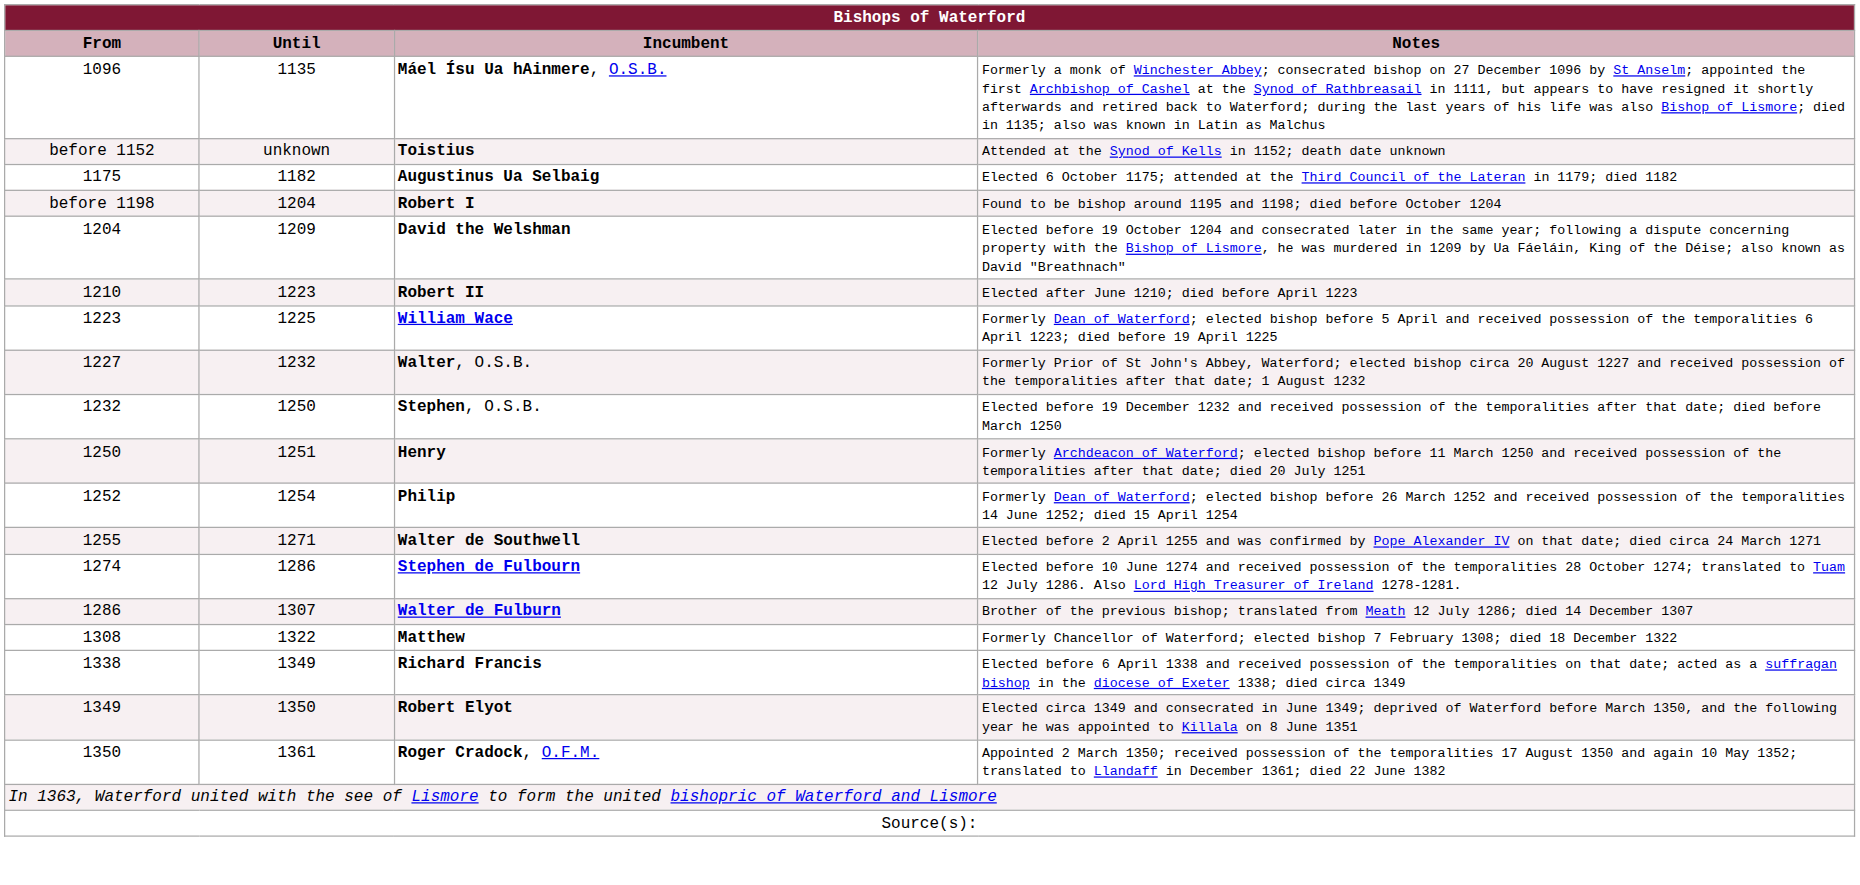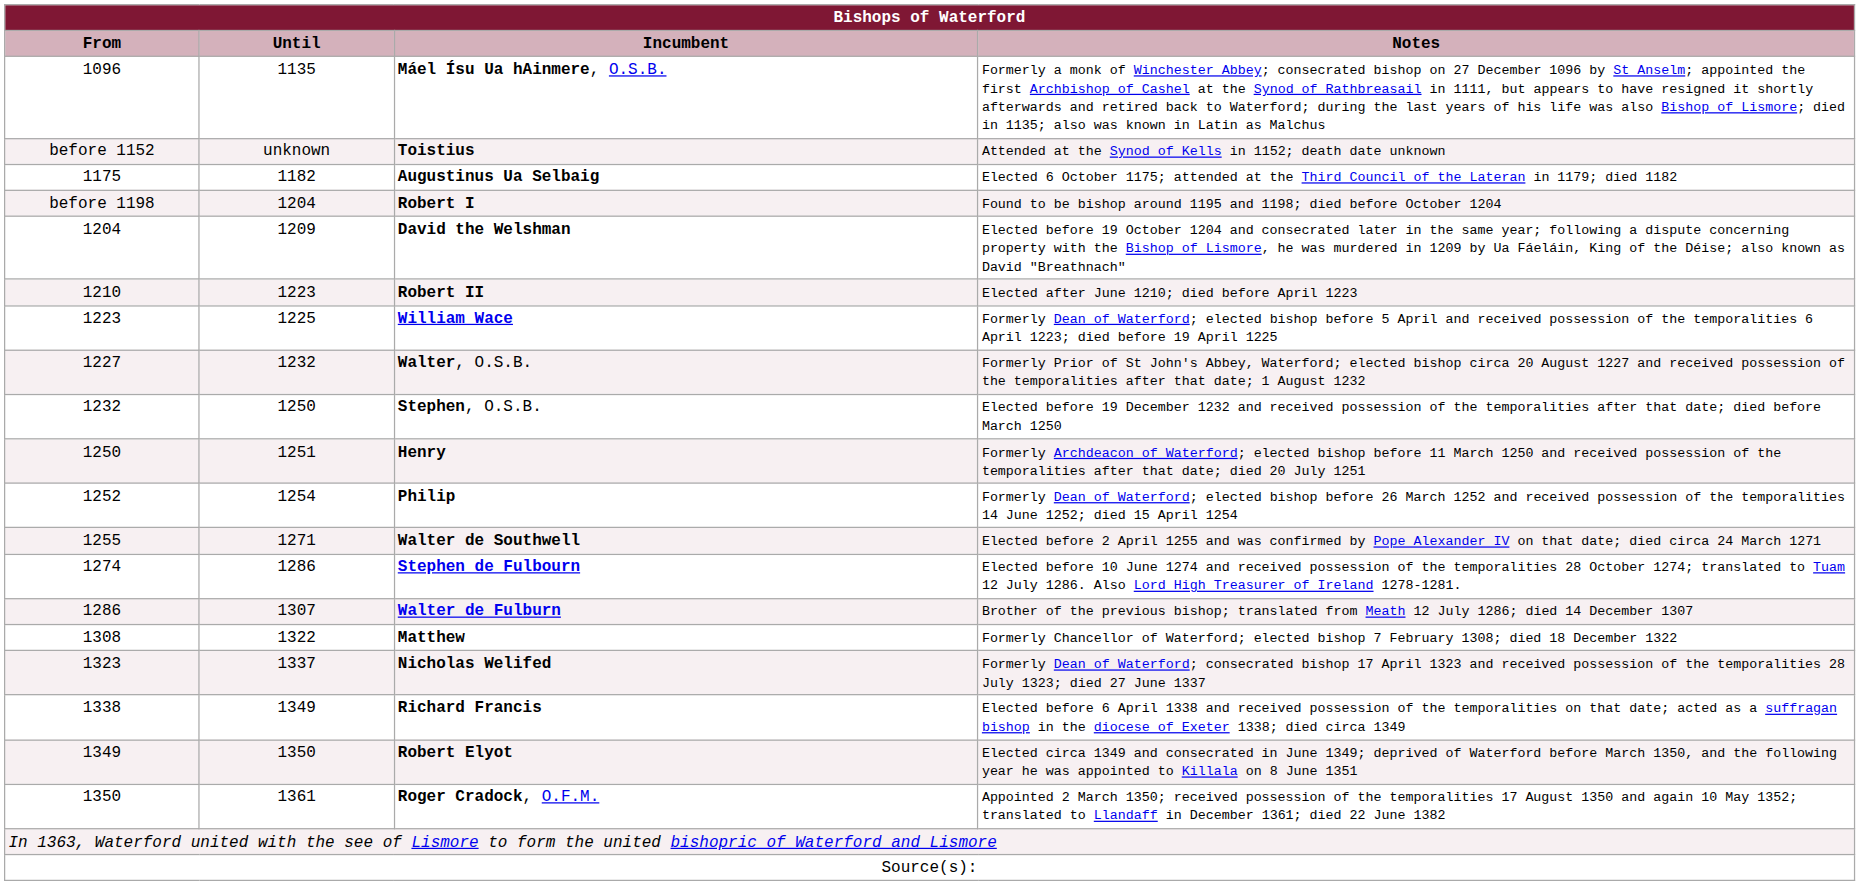+ row: (475, 664)
